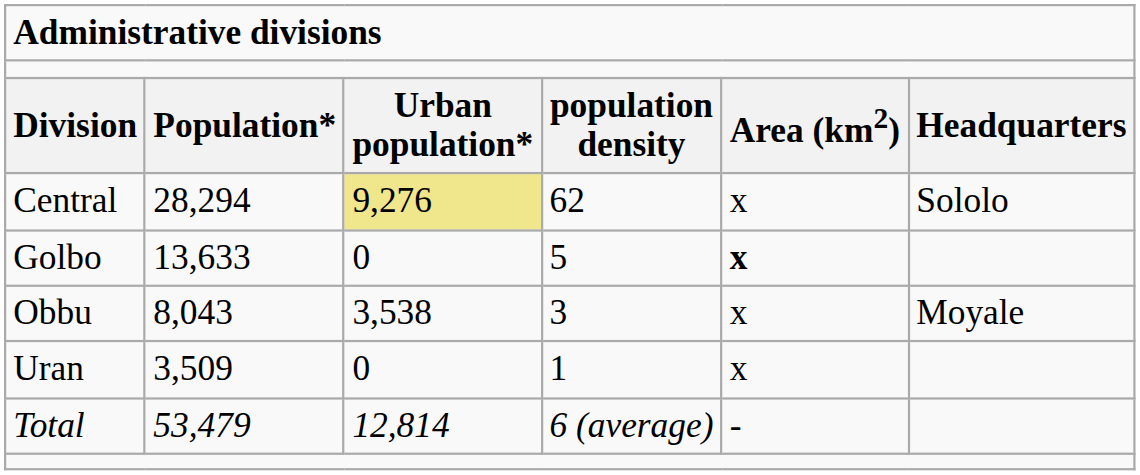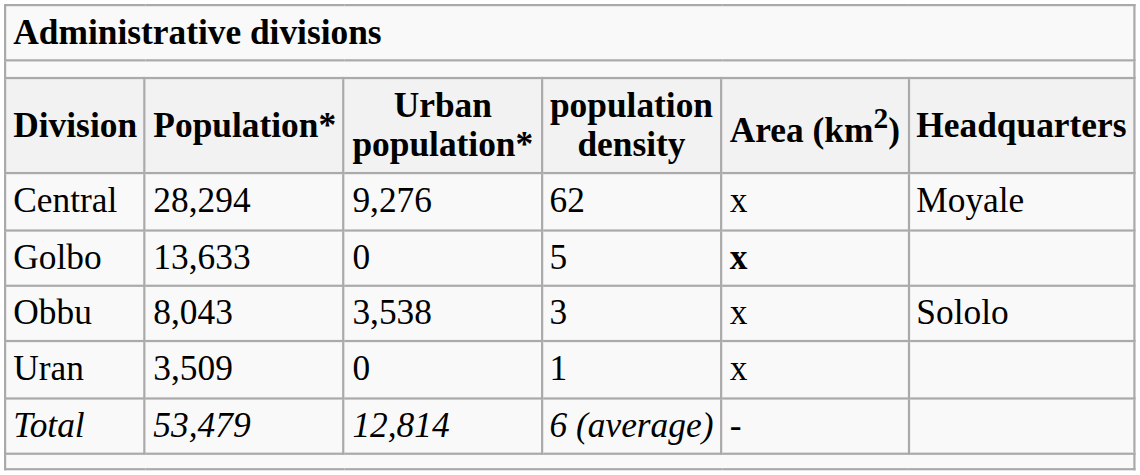(392, 200) khaki background -> (392, 200) no background
(962, 200) Sololo -> (970, 200) Moyale
(970, 312) Moyale -> (962, 312) Sololo
